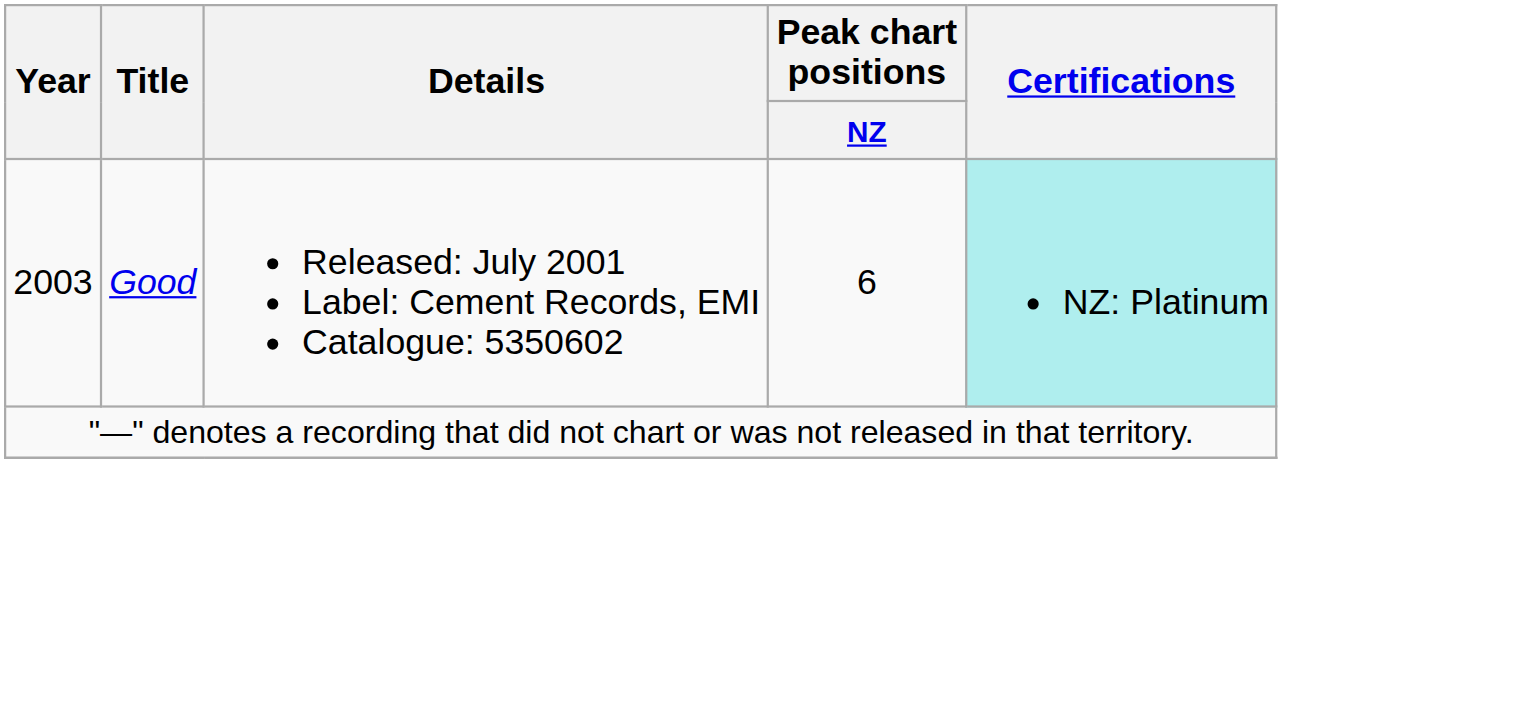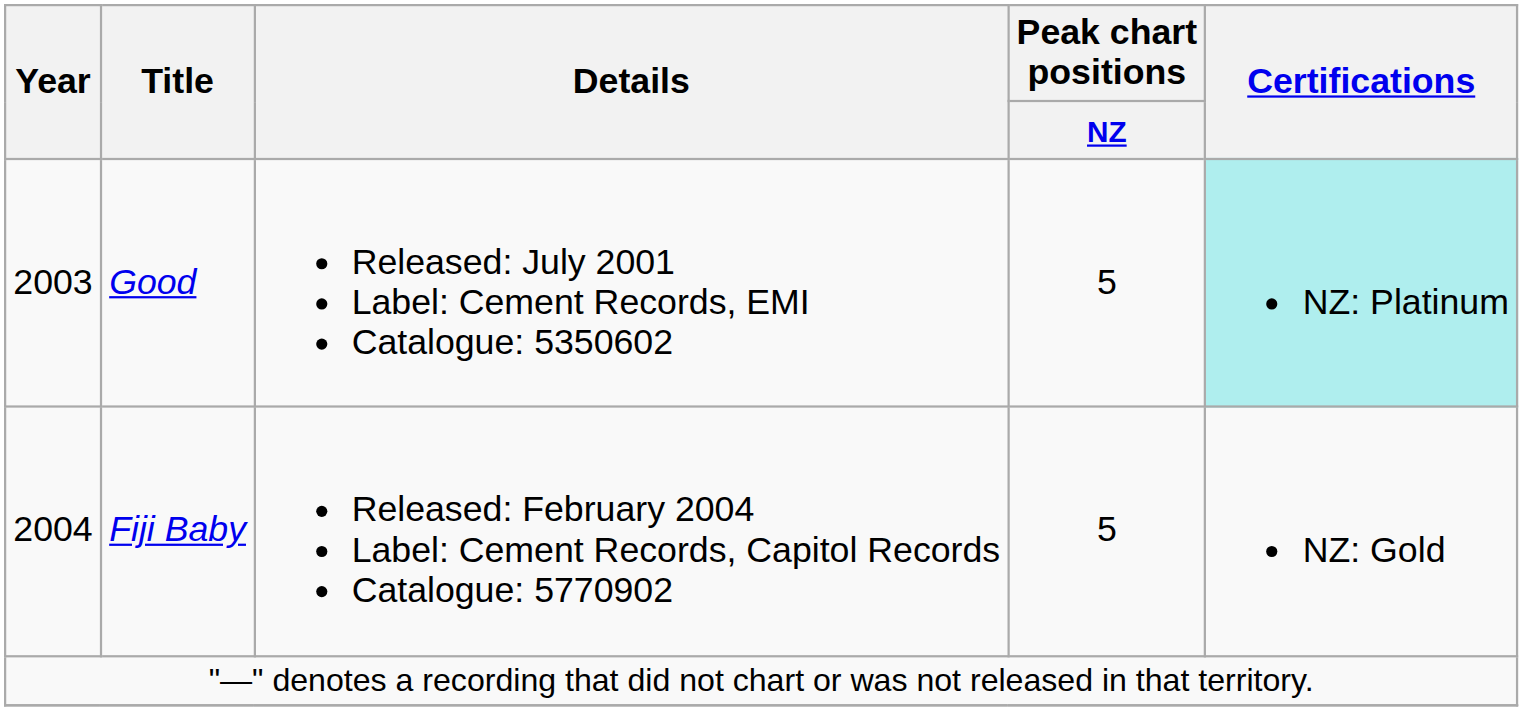(867, 281) 6 -> (1107, 281) 5
+ row: (178, 530)
